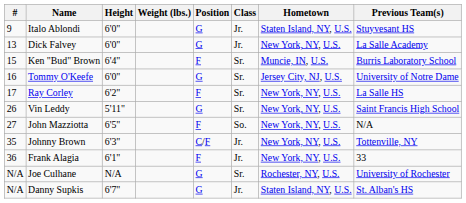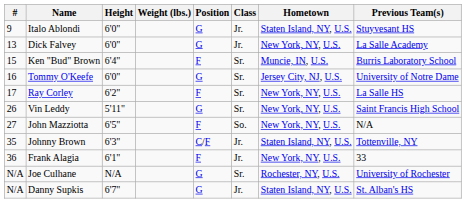(301, 142) New York, NY, U.S. -> (306, 142) Staten Island, NY, U.S.
